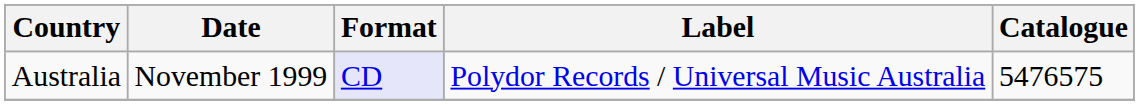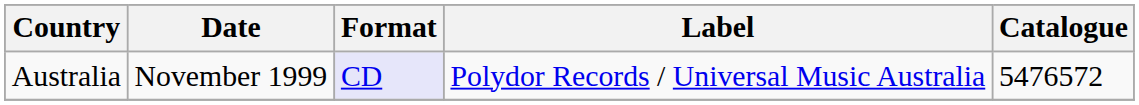(1051, 75) 5476575 -> (1051, 75) 5476572
